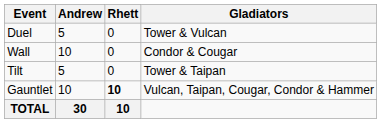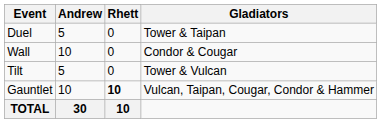(185, 33) Tower & Vulcan -> (185, 33) Tower & Taipan
(185, 71) Tower & Taipan -> (185, 71) Tower & Vulcan
